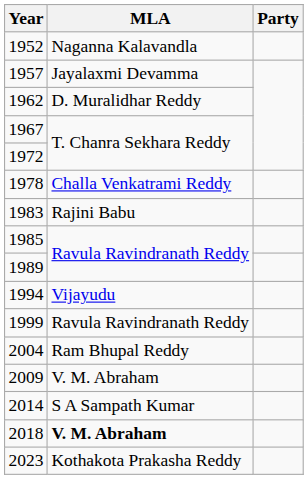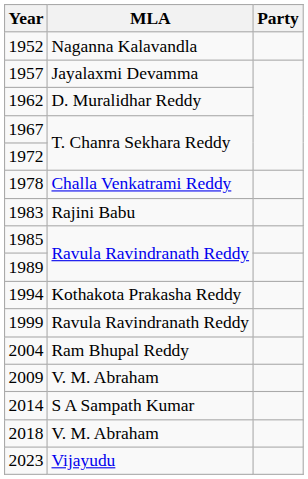(83, 294) Vijayudu -> (146, 294) Kothakota Prakasha Reddy
(109, 433) bold -> (105, 433) normal
(146, 460) Kothakota Prakasha Reddy -> (83, 460) Vijayudu
